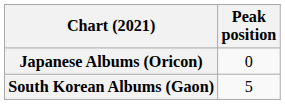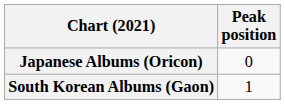(249, 86) 5 -> (249, 86) 1
